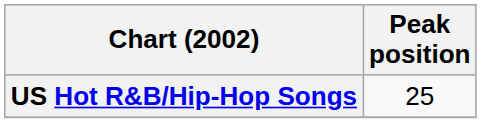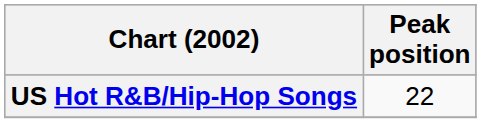(420, 95) 25 -> (420, 95) 22
